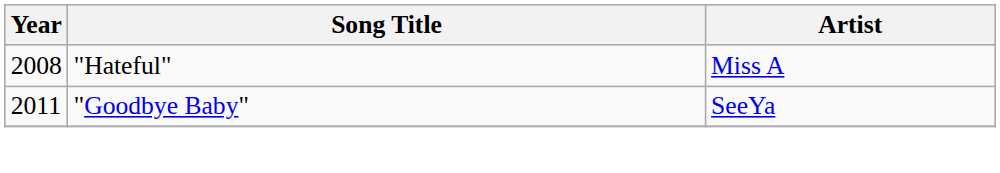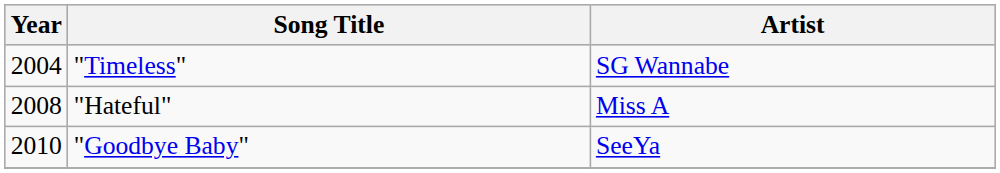+ row: (130, 65)
(36, 106) 2011 -> (36, 146) 2010
